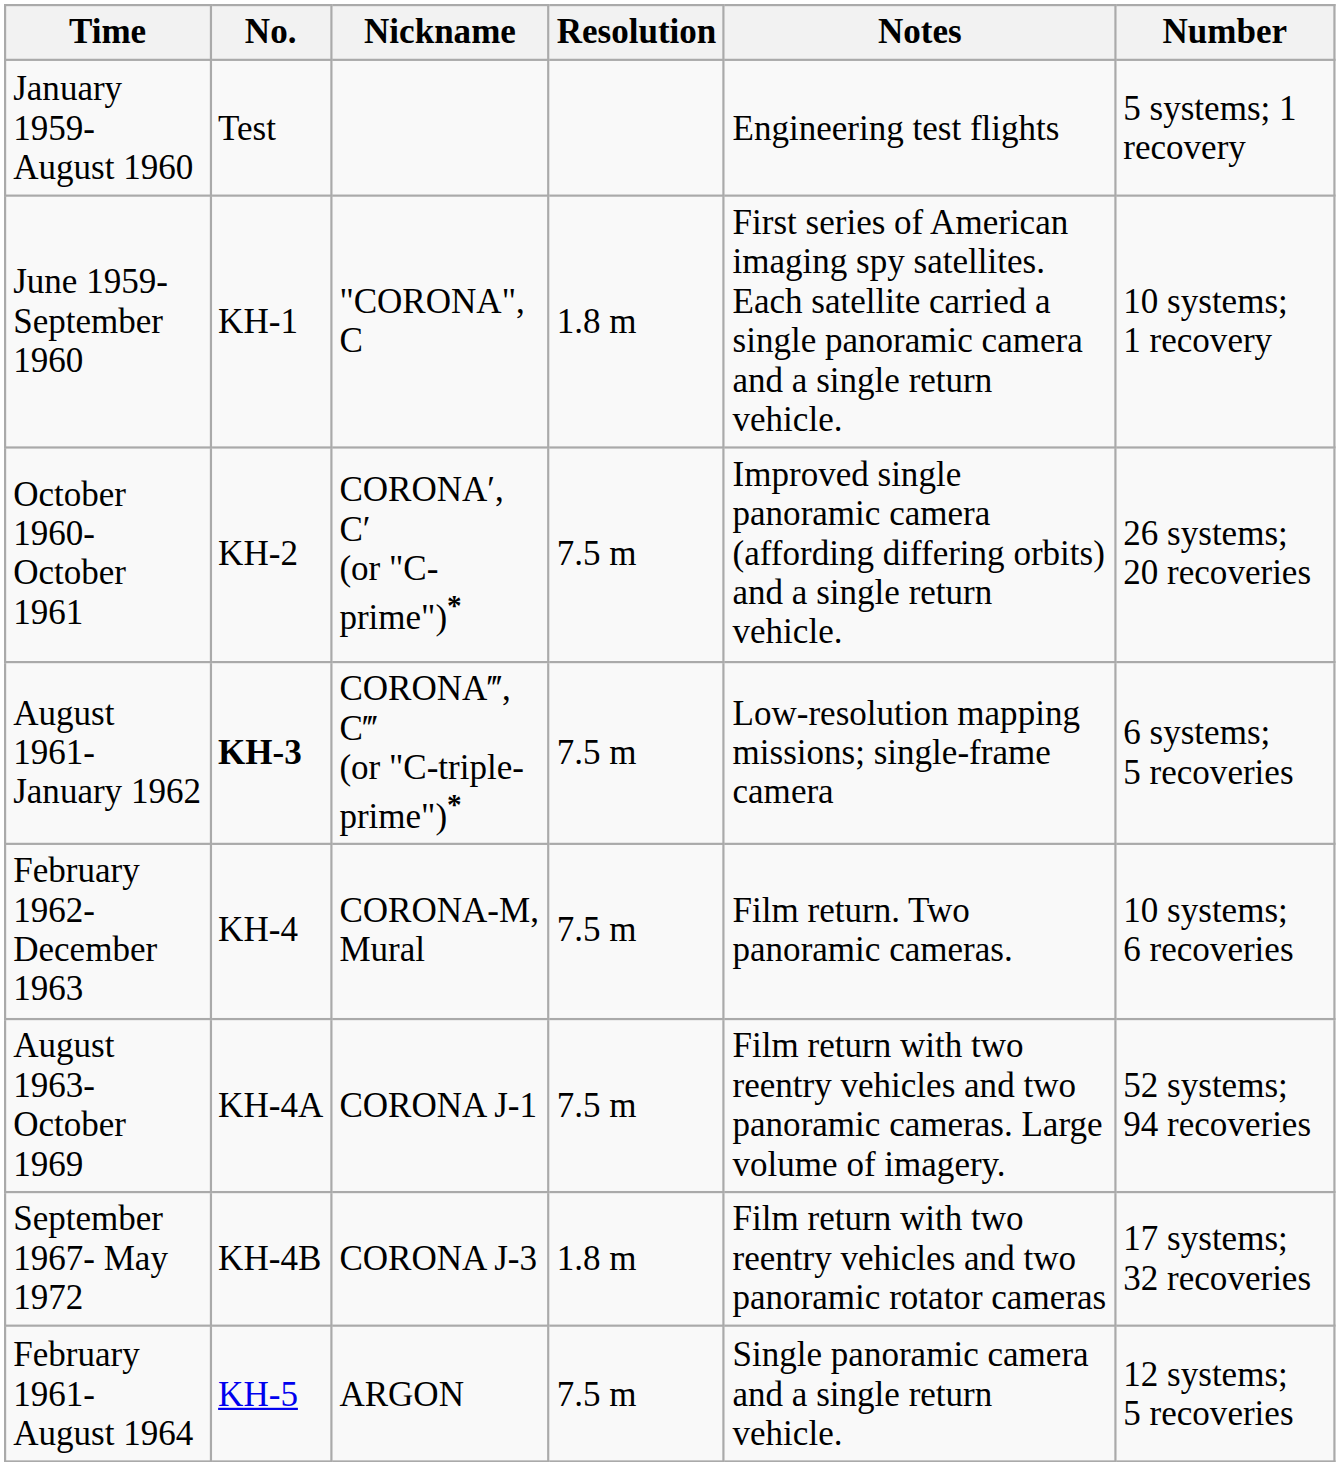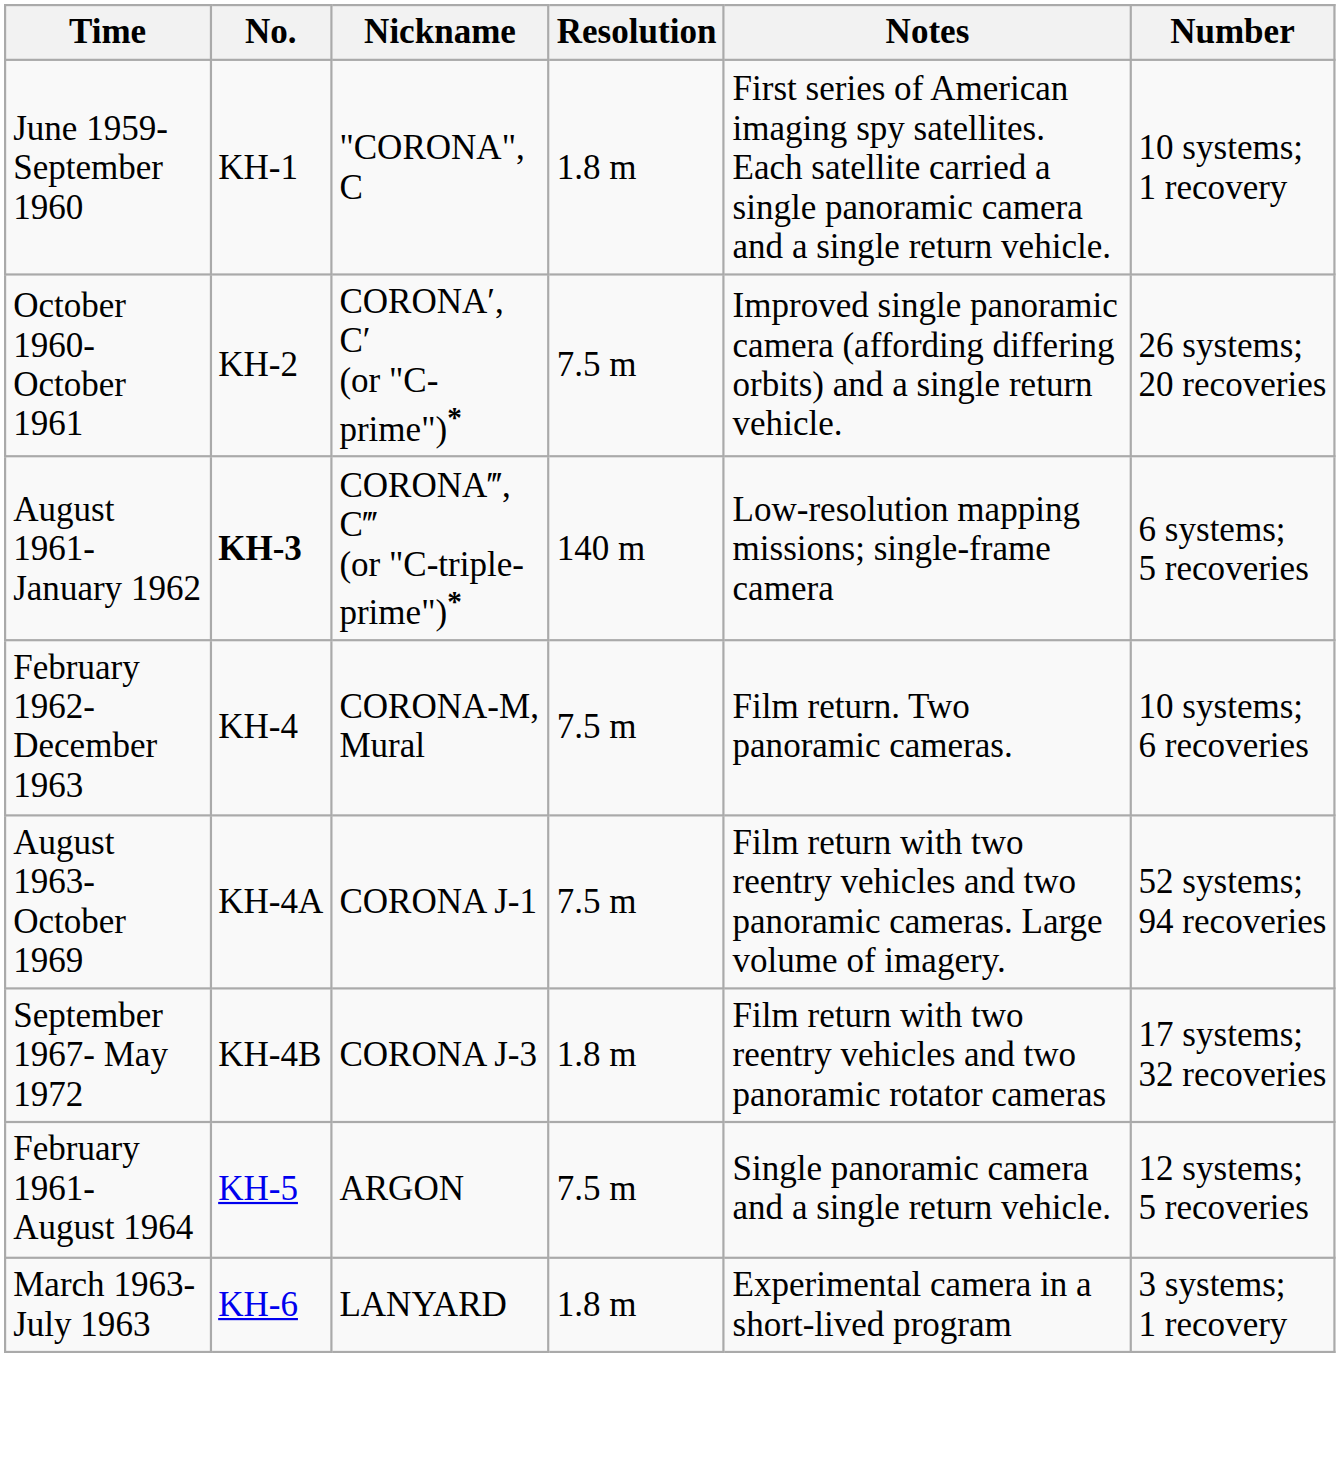- row: (103, 127)
(597, 752) 7.5 m -> (601, 548) 140 m
+ row: (104, 1303)
